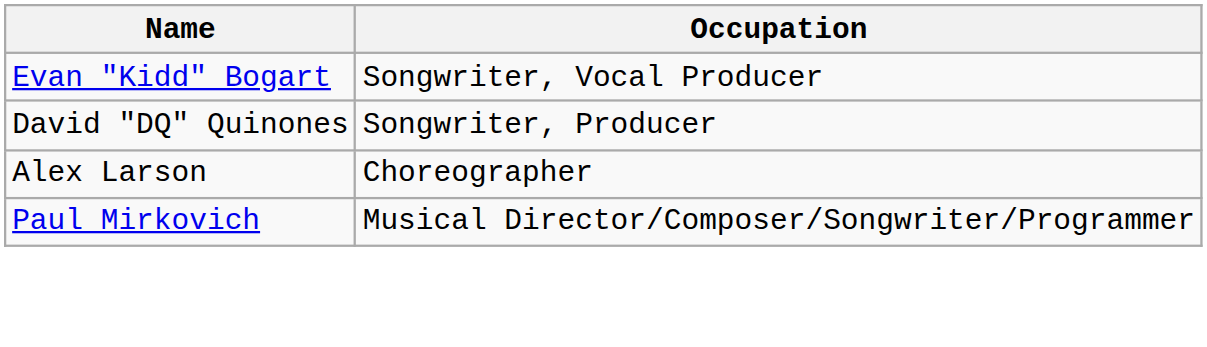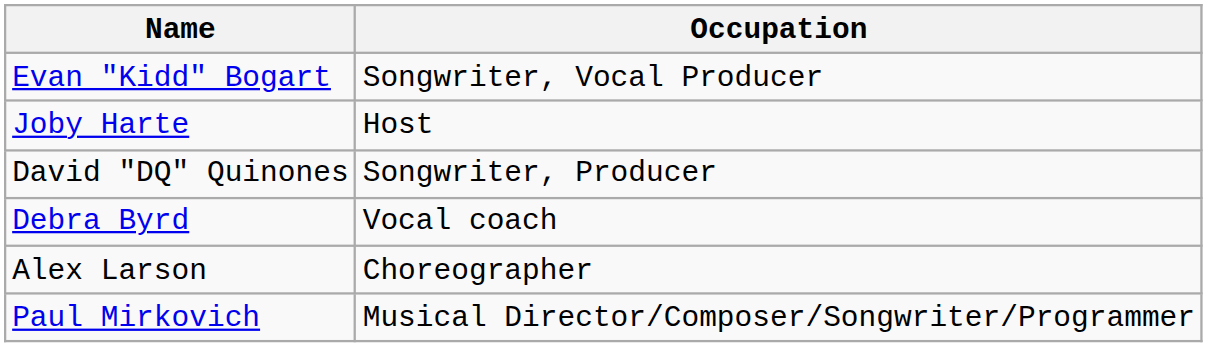+ row: (101, 125)
+ row: (101, 222)
